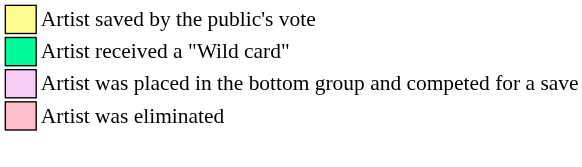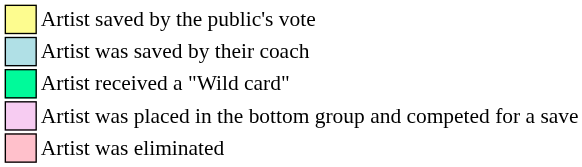+ row: (175, 51)
